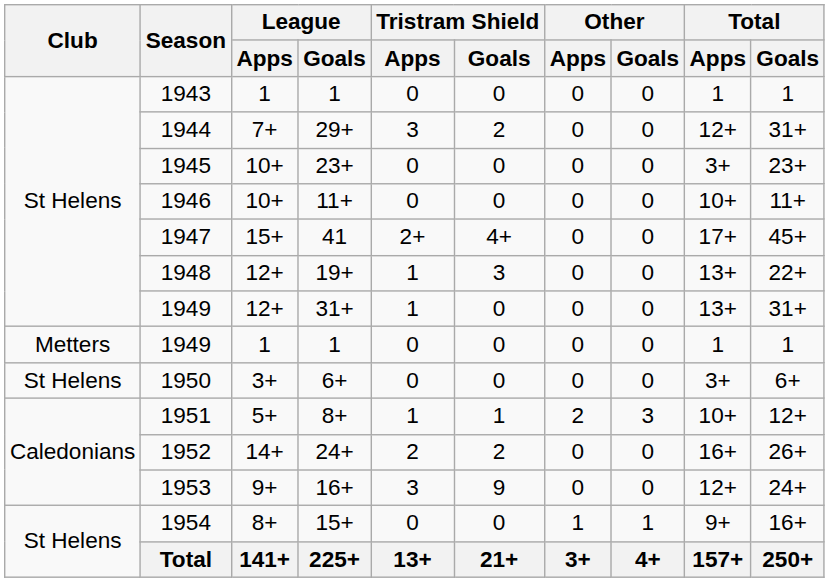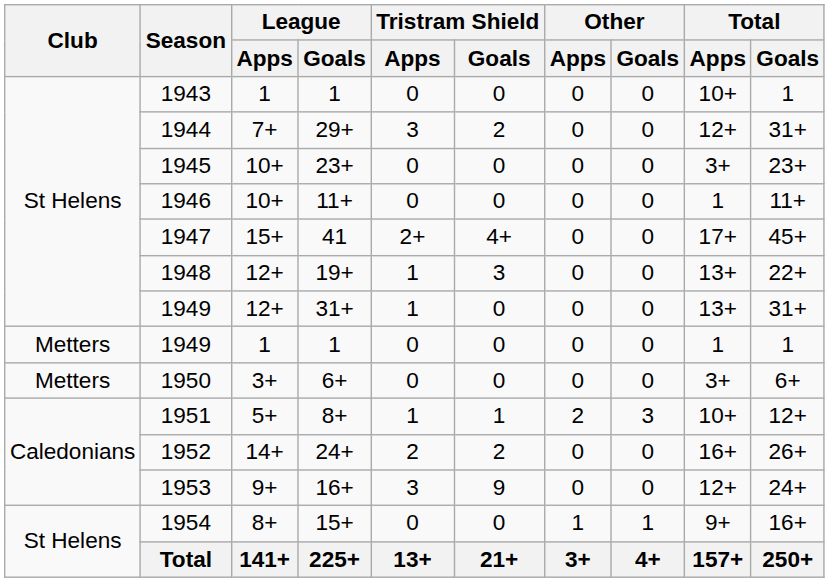(718, 93) 1 -> (718, 93) 10+
(718, 201) 10+ -> (718, 201) 1
(73, 380) St Helens -> (73, 380) Metters
